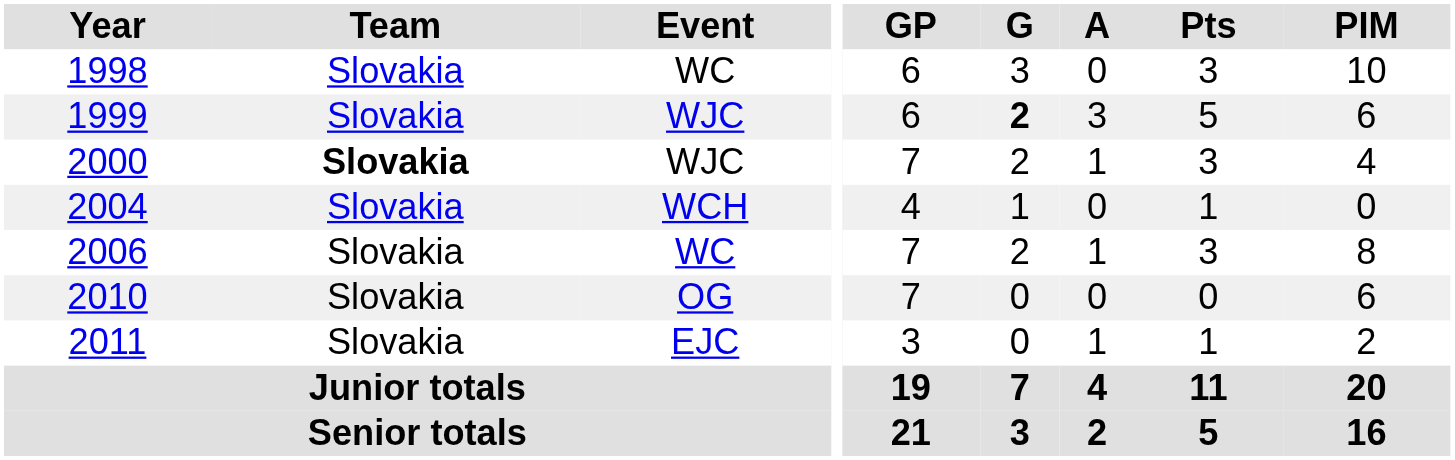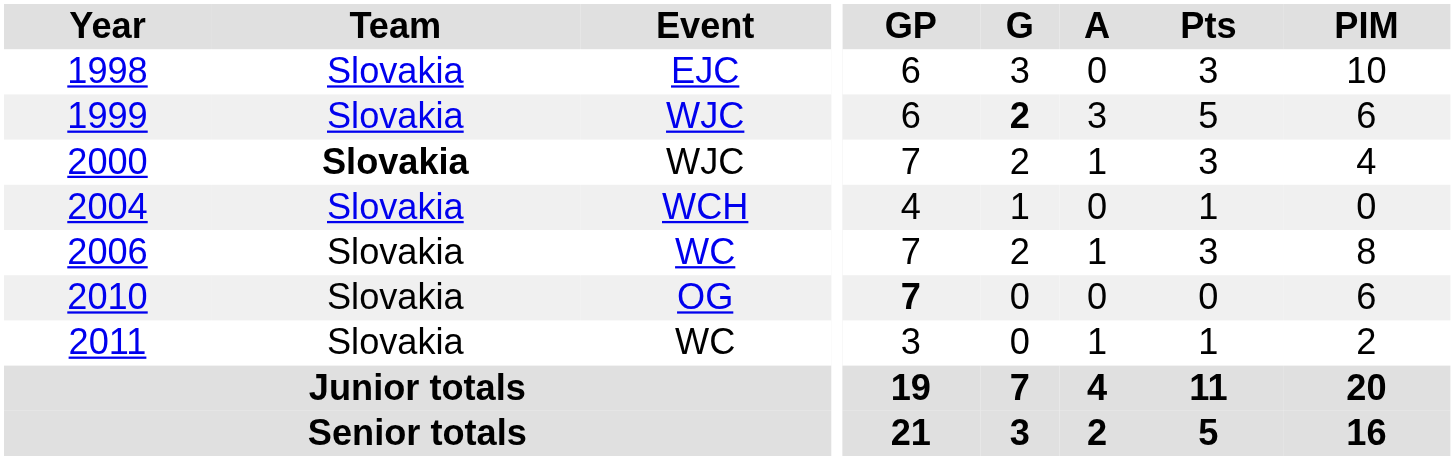(705, 71) WC -> (705, 71) EJC
(911, 297) normal -> (911, 297) bold
(705, 342) EJC -> (705, 342) WC
